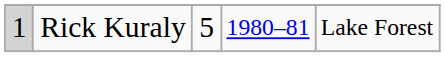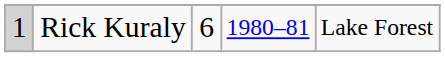(207, 27) 5 -> (207, 27) 6
